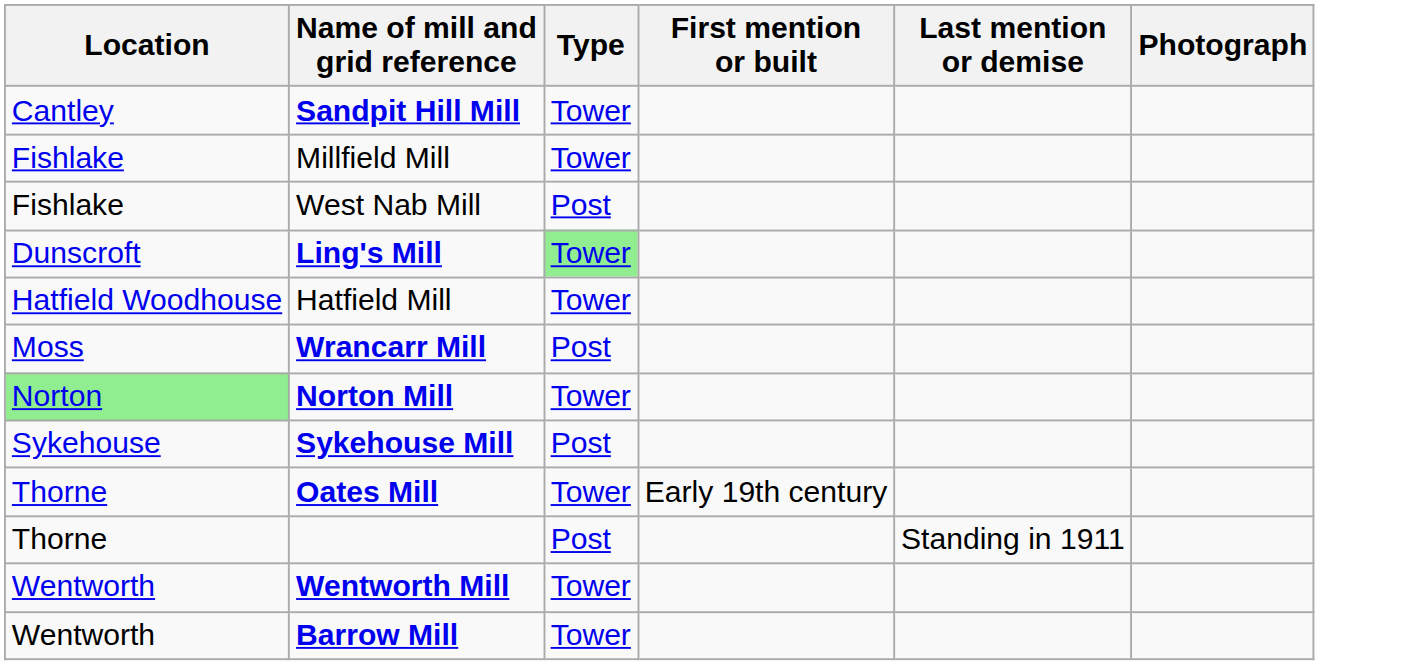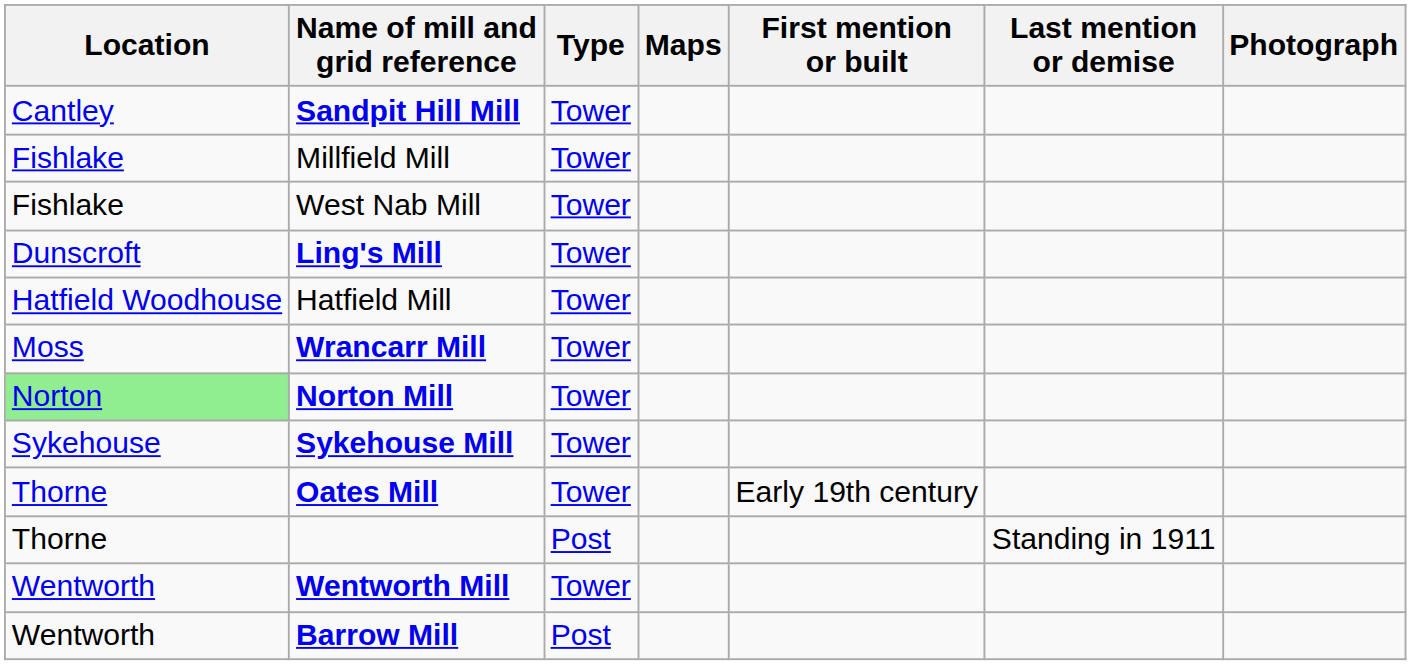+ column: (683, 45)
(581, 205) Post -> (591, 205) Tower
(591, 253) lightgreen background -> (591, 253) no background
(581, 348) Post -> (591, 348) Tower
(581, 443) Post -> (591, 443) Tower
(591, 634) Tower -> (581, 634) Post
